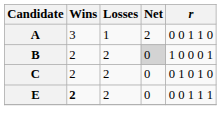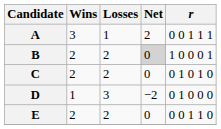(191, 34) 0 0 1 1 0 -> (191, 34) 0 0 1 1 1
+ row: (35, 94)
(72, 94) bold -> (72, 114) normal
(191, 94) 0 0 1 1 1 -> (191, 114) 0 0 1 1 0
